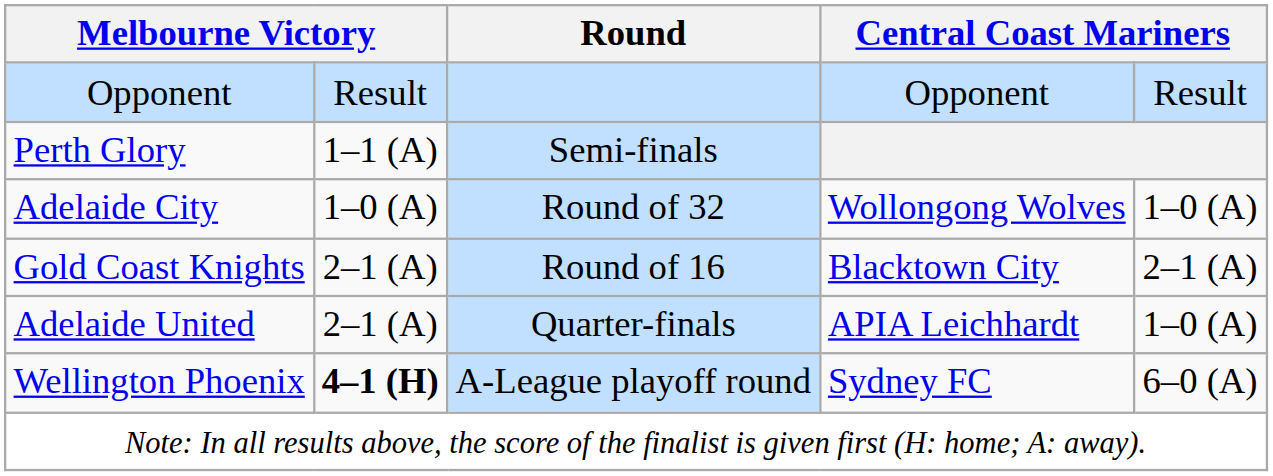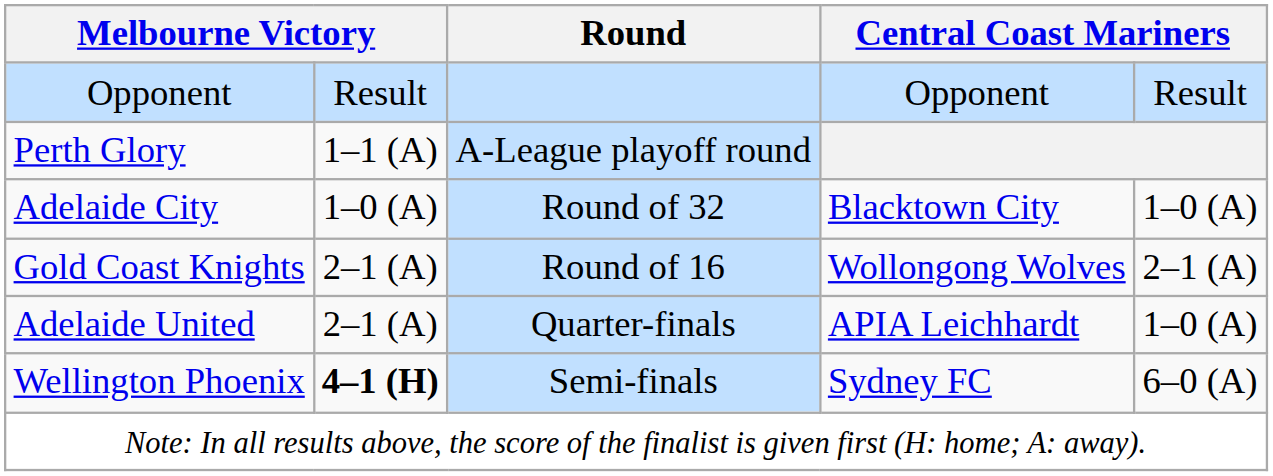(633, 149) Semi-finals -> (633, 149) A-League playoff round
(977, 207) Wollongong Wolves -> (943, 207) Blacktown City
(943, 265) Blacktown City -> (977, 265) Wollongong Wolves
(633, 382) A-League playoff round -> (633, 382) Semi-finals
